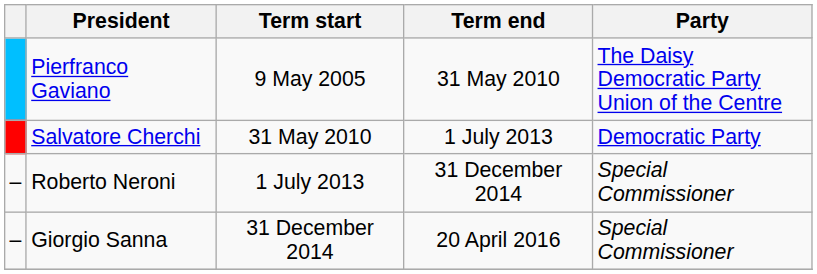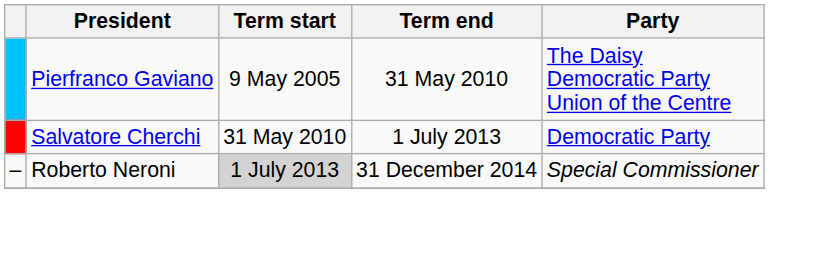(310, 182) no background -> (285, 170) lightgrey background
- row: (99, 240)
